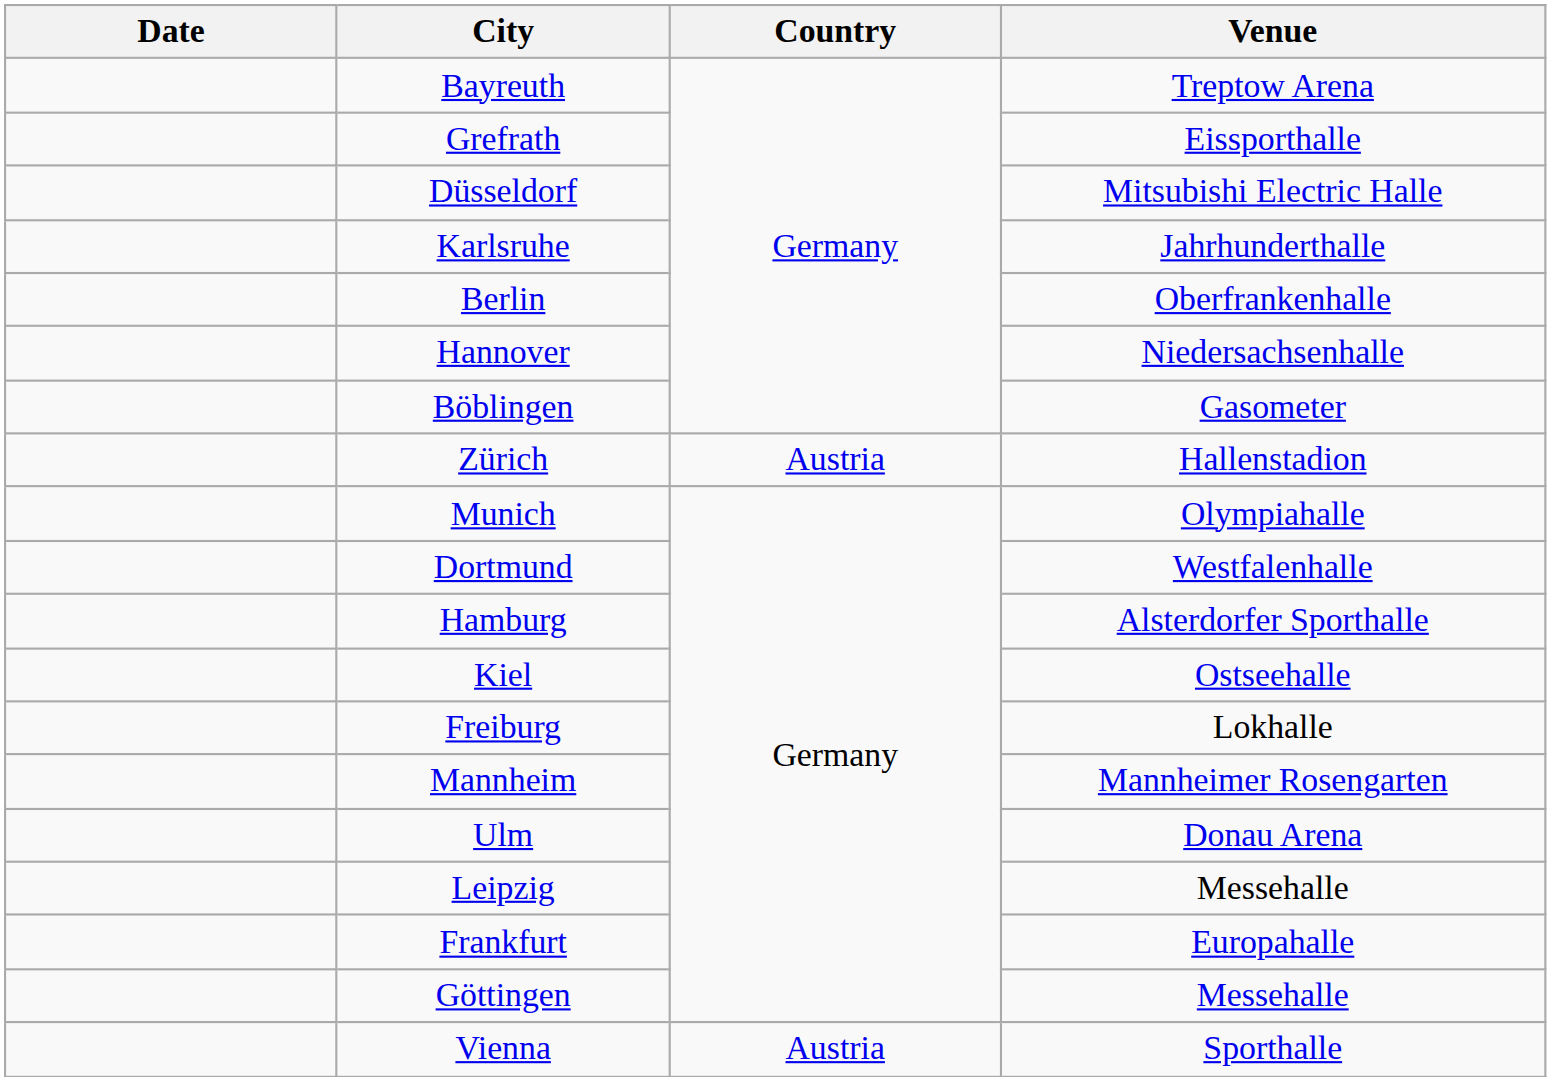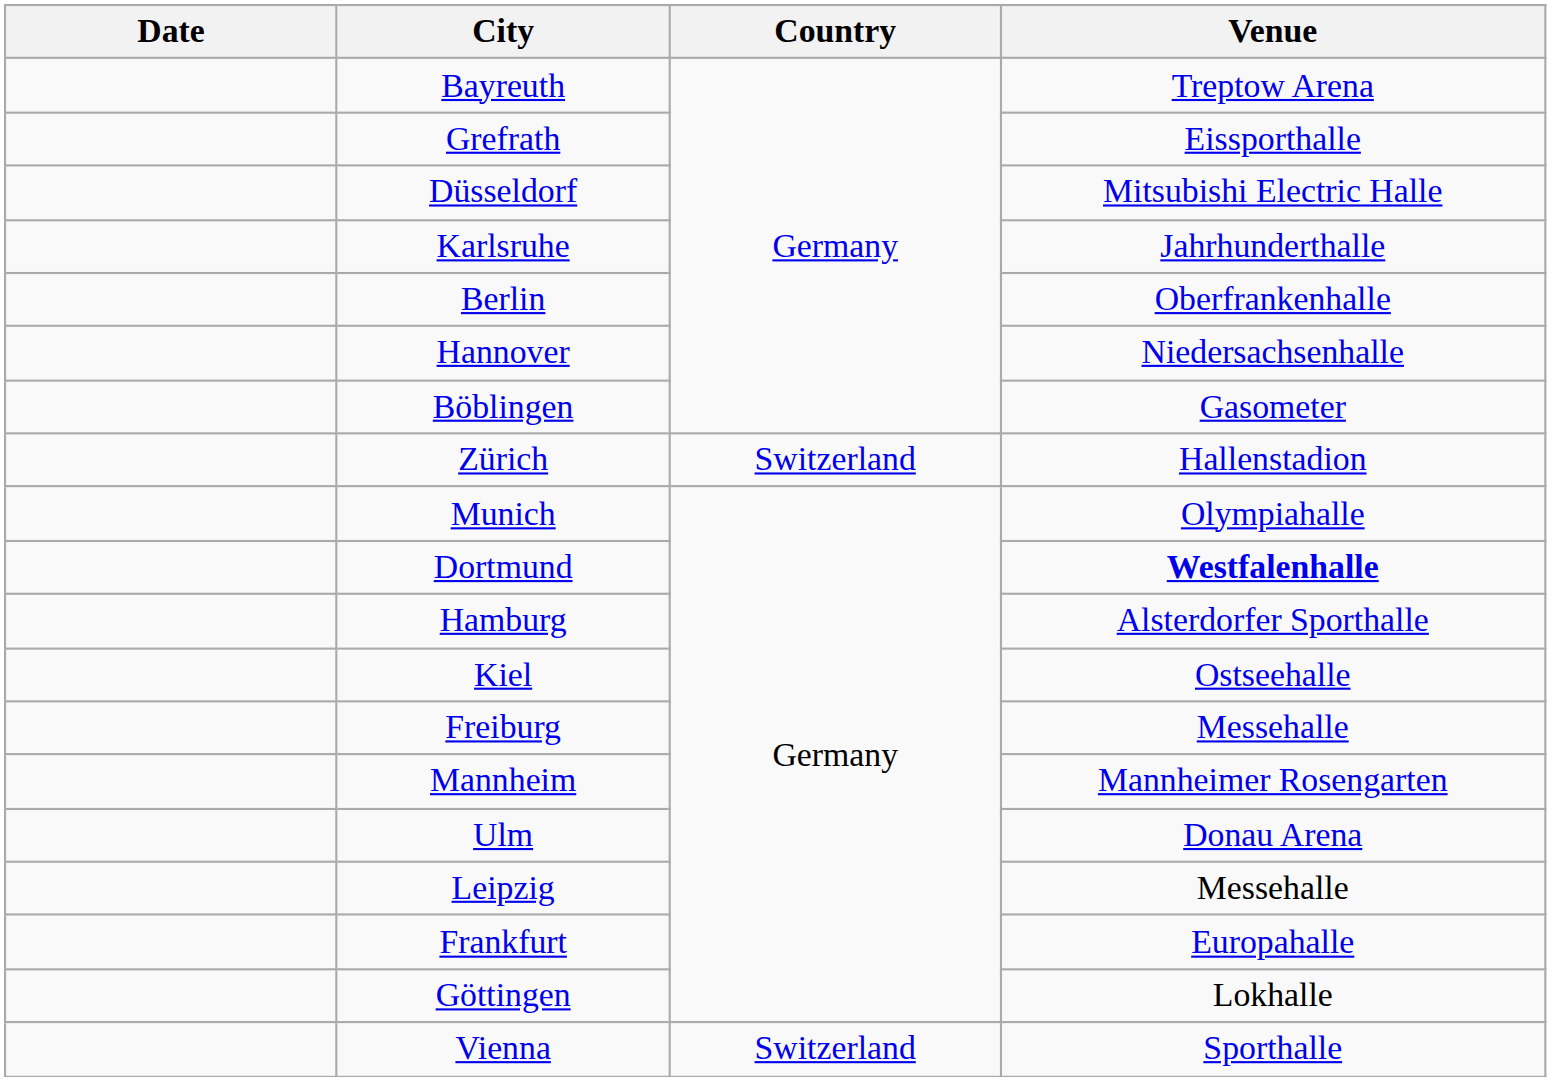(835, 459) Austria -> (835, 459) Switzerland
(1273, 566) normal -> (1273, 566) bold
(1273, 727) Lokhalle -> (1273, 727) Messehalle
(1273, 995) Messehalle -> (1273, 995) Lokhalle
(835, 1048) Austria -> (835, 1048) Switzerland
